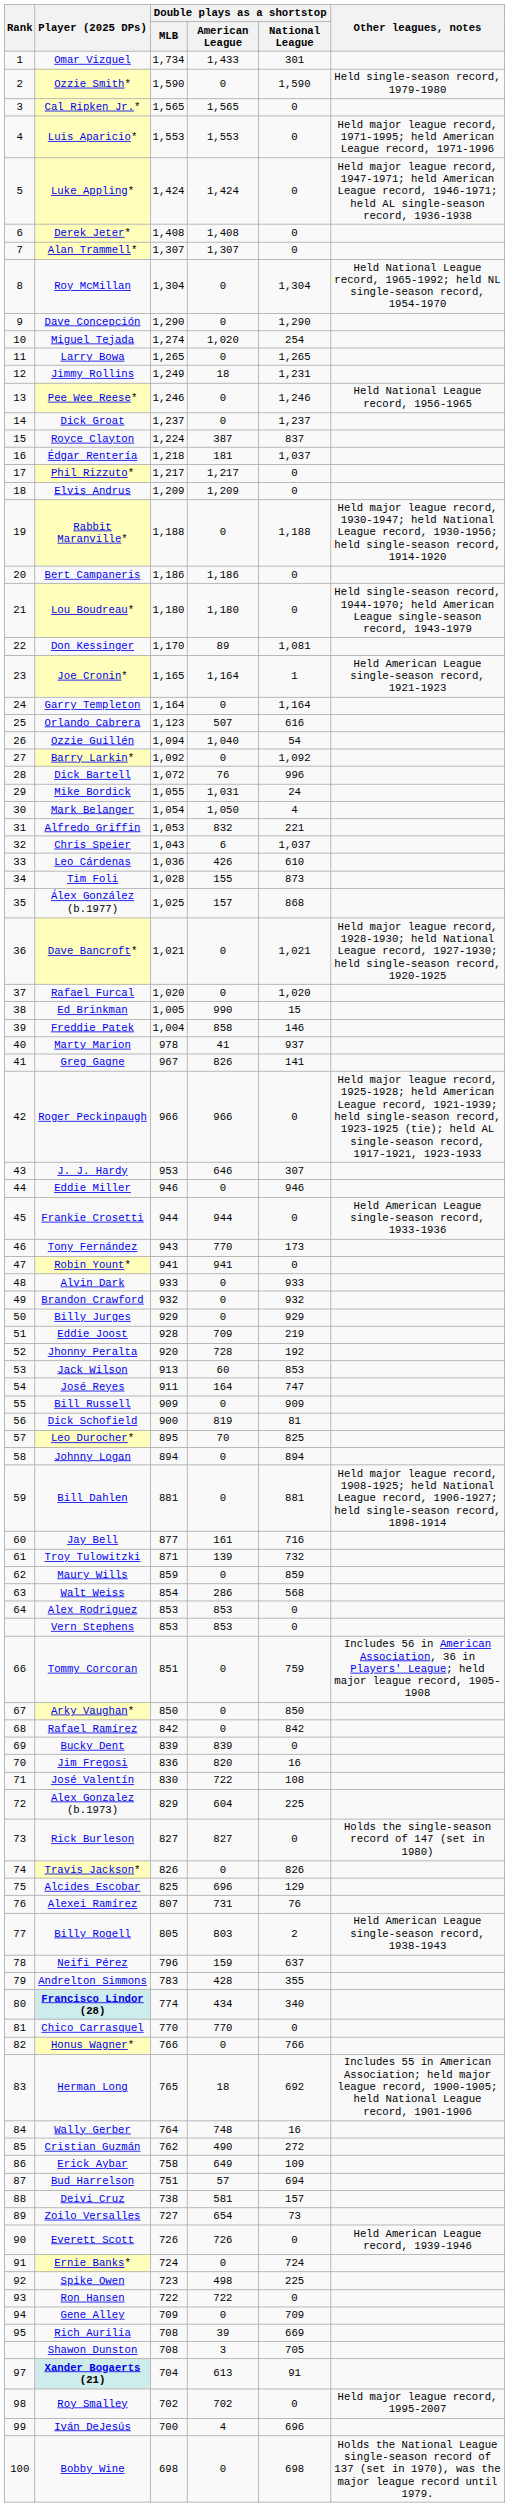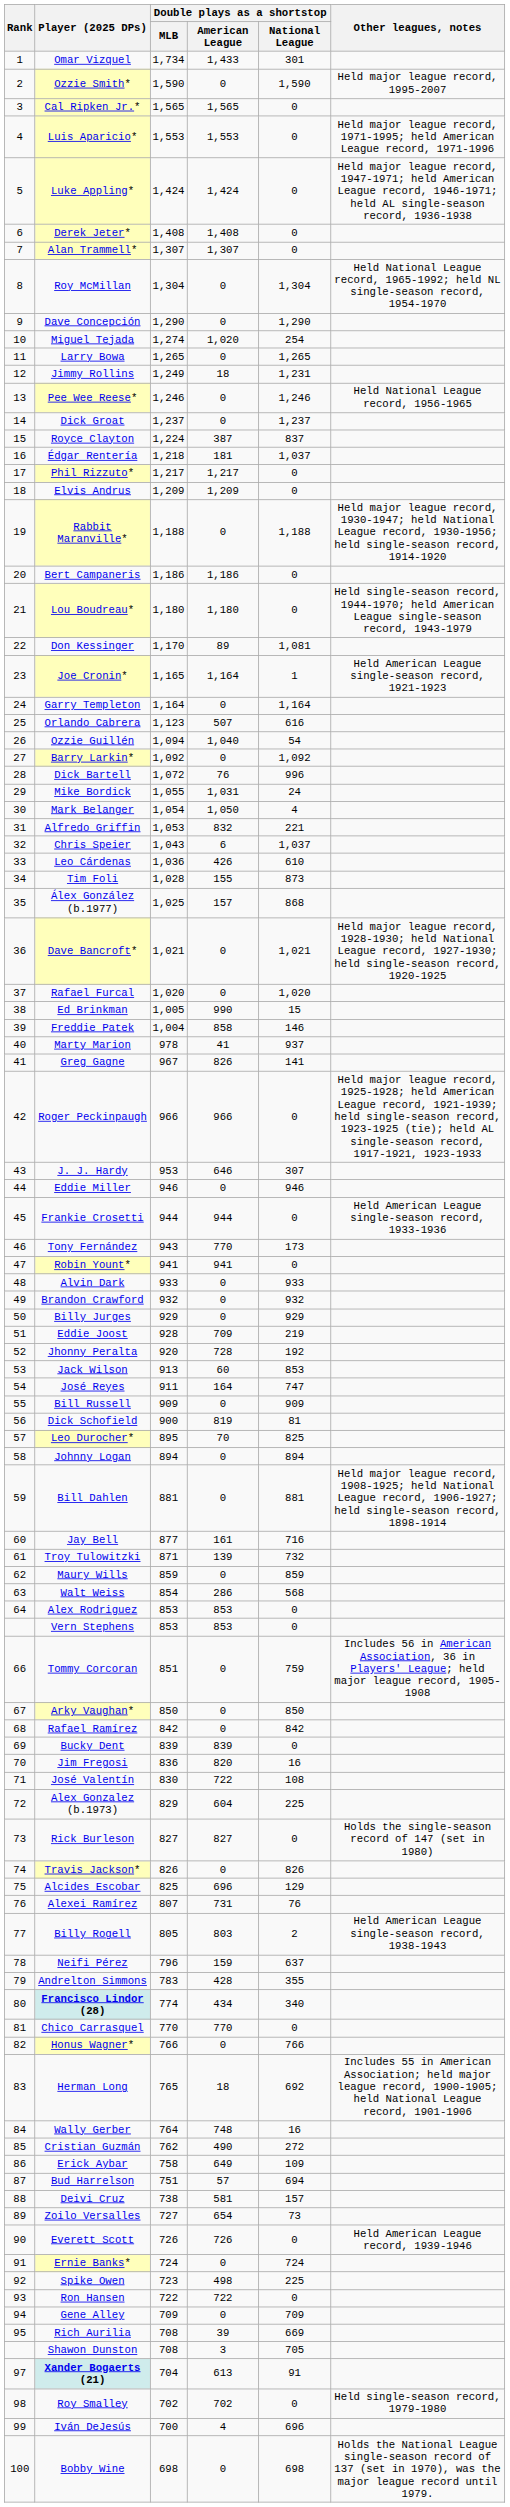(418, 84) Held single-season record, 1979-1980 -> (418, 84) Held major league record, 1995-2007
(418, 2403) Held major league record, 1995-2007 -> (418, 2403) Held single-season record, 1979-1980
